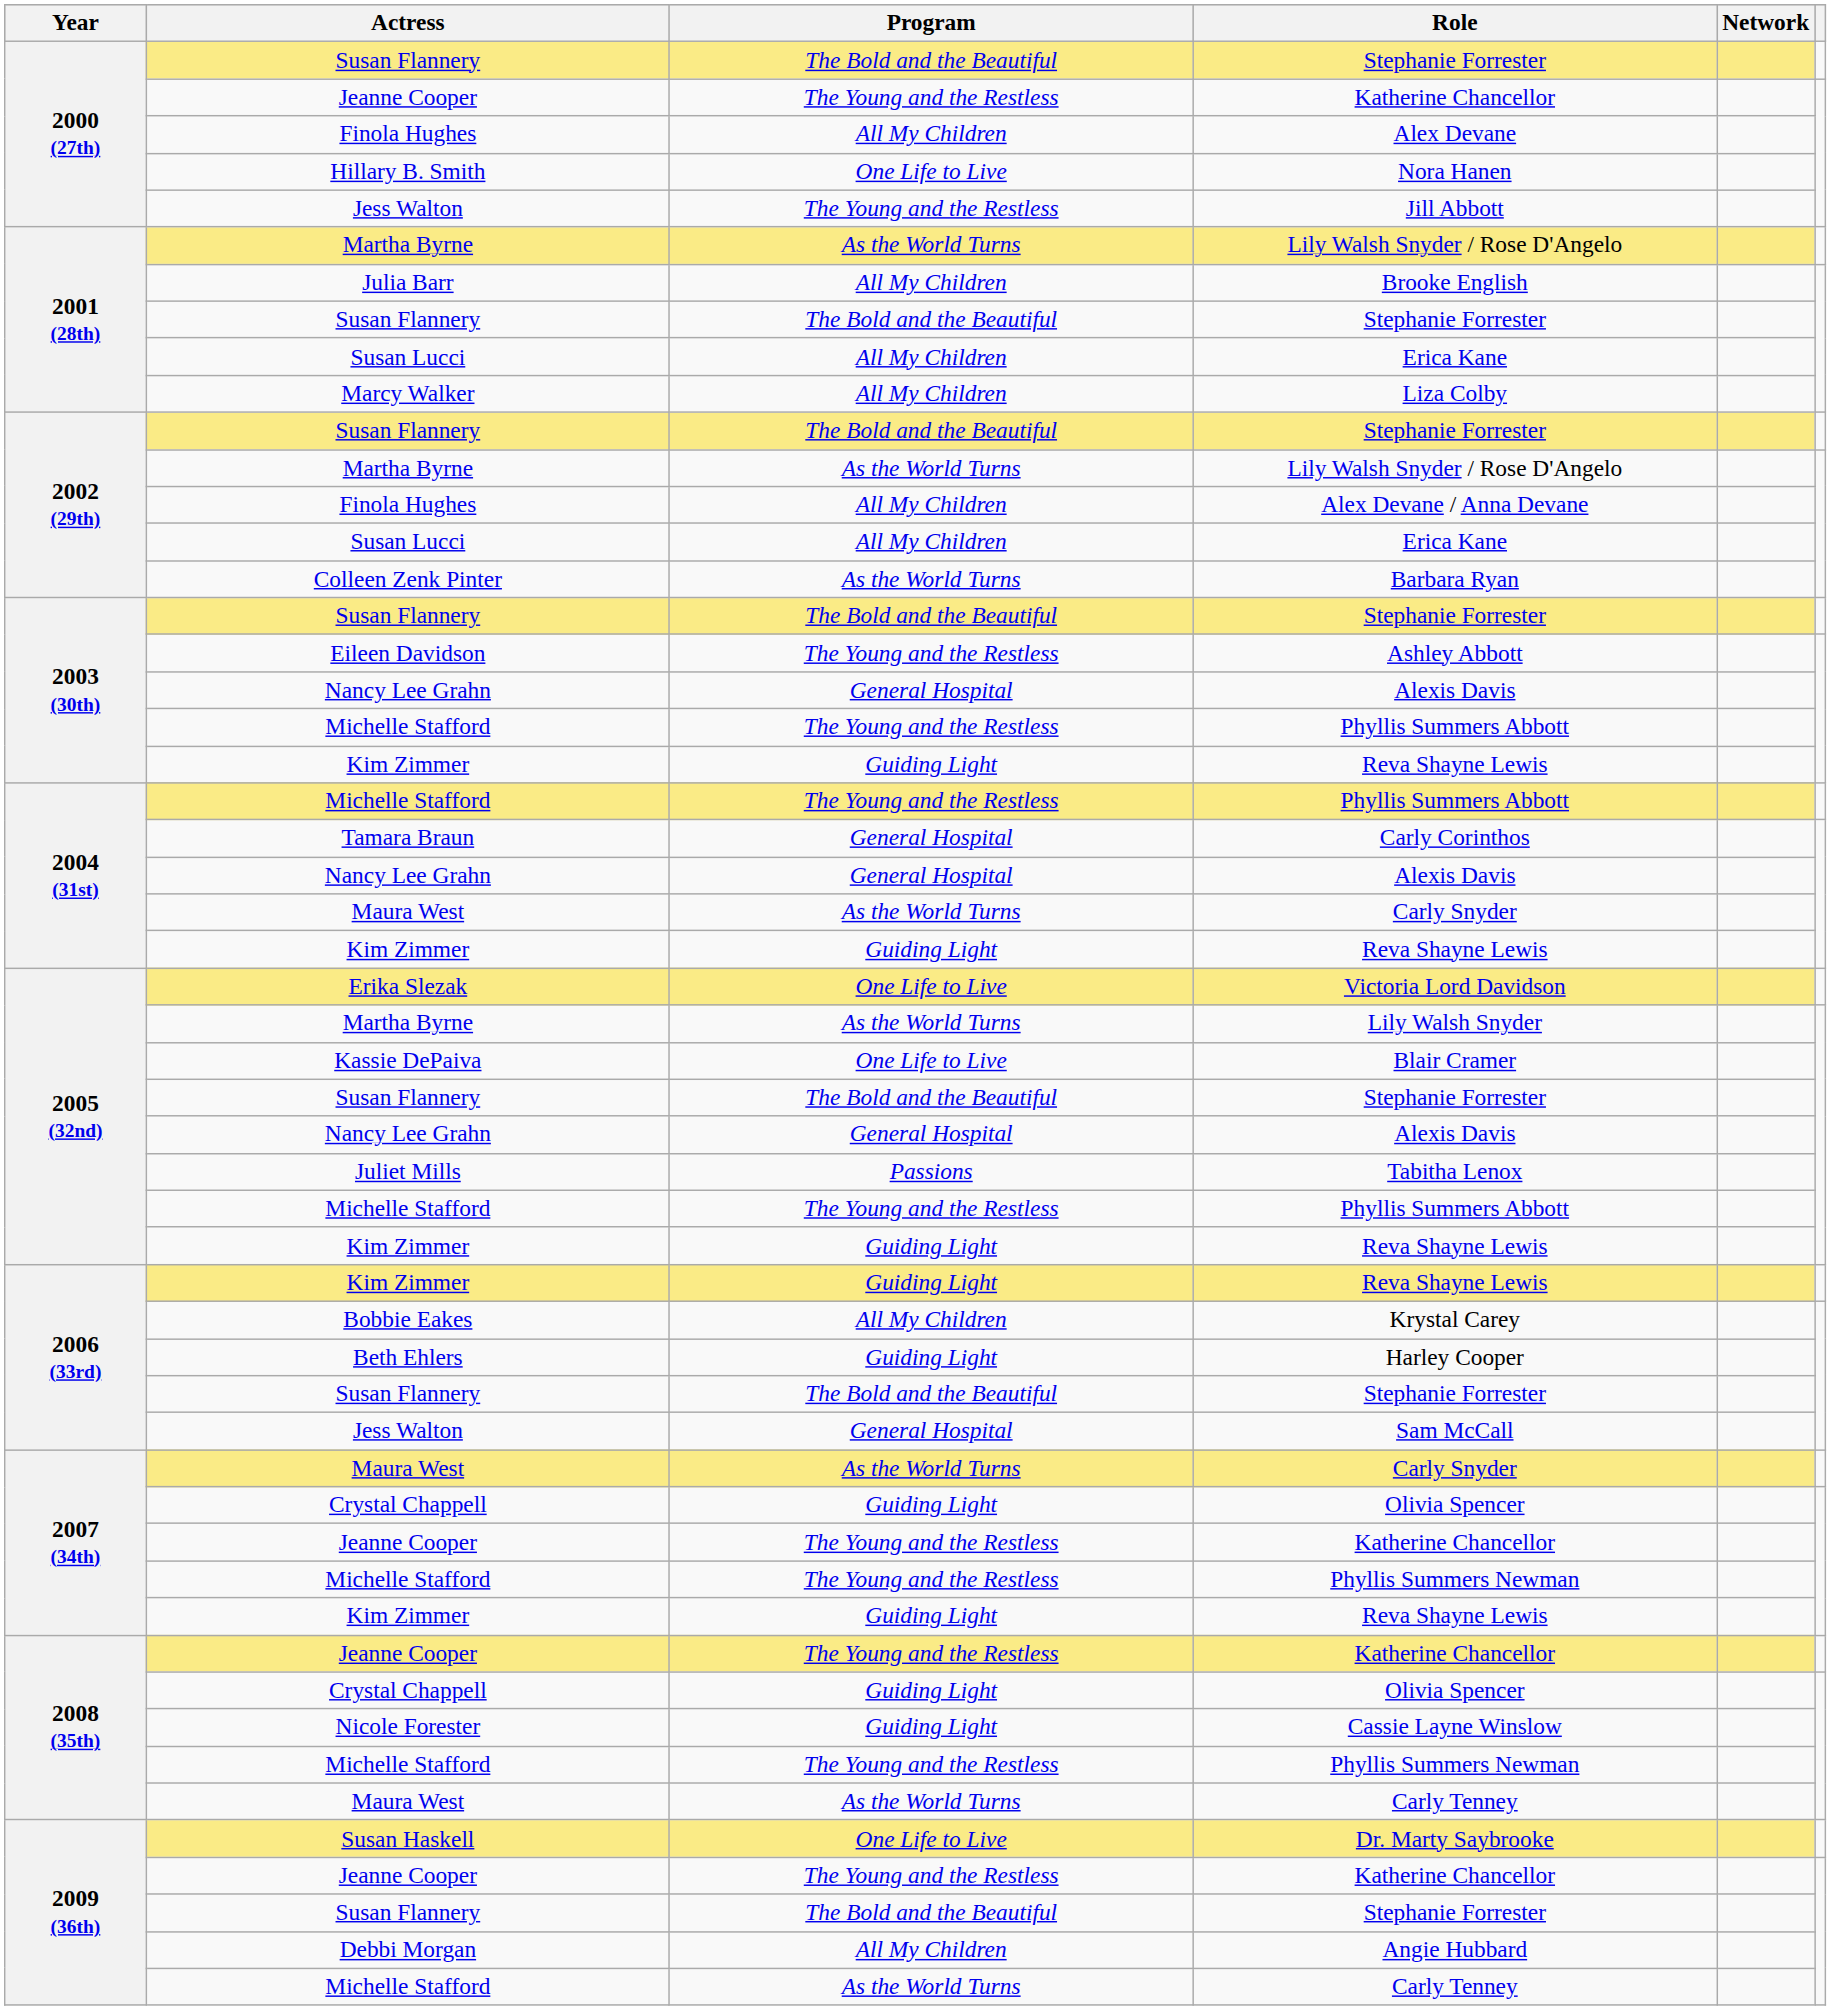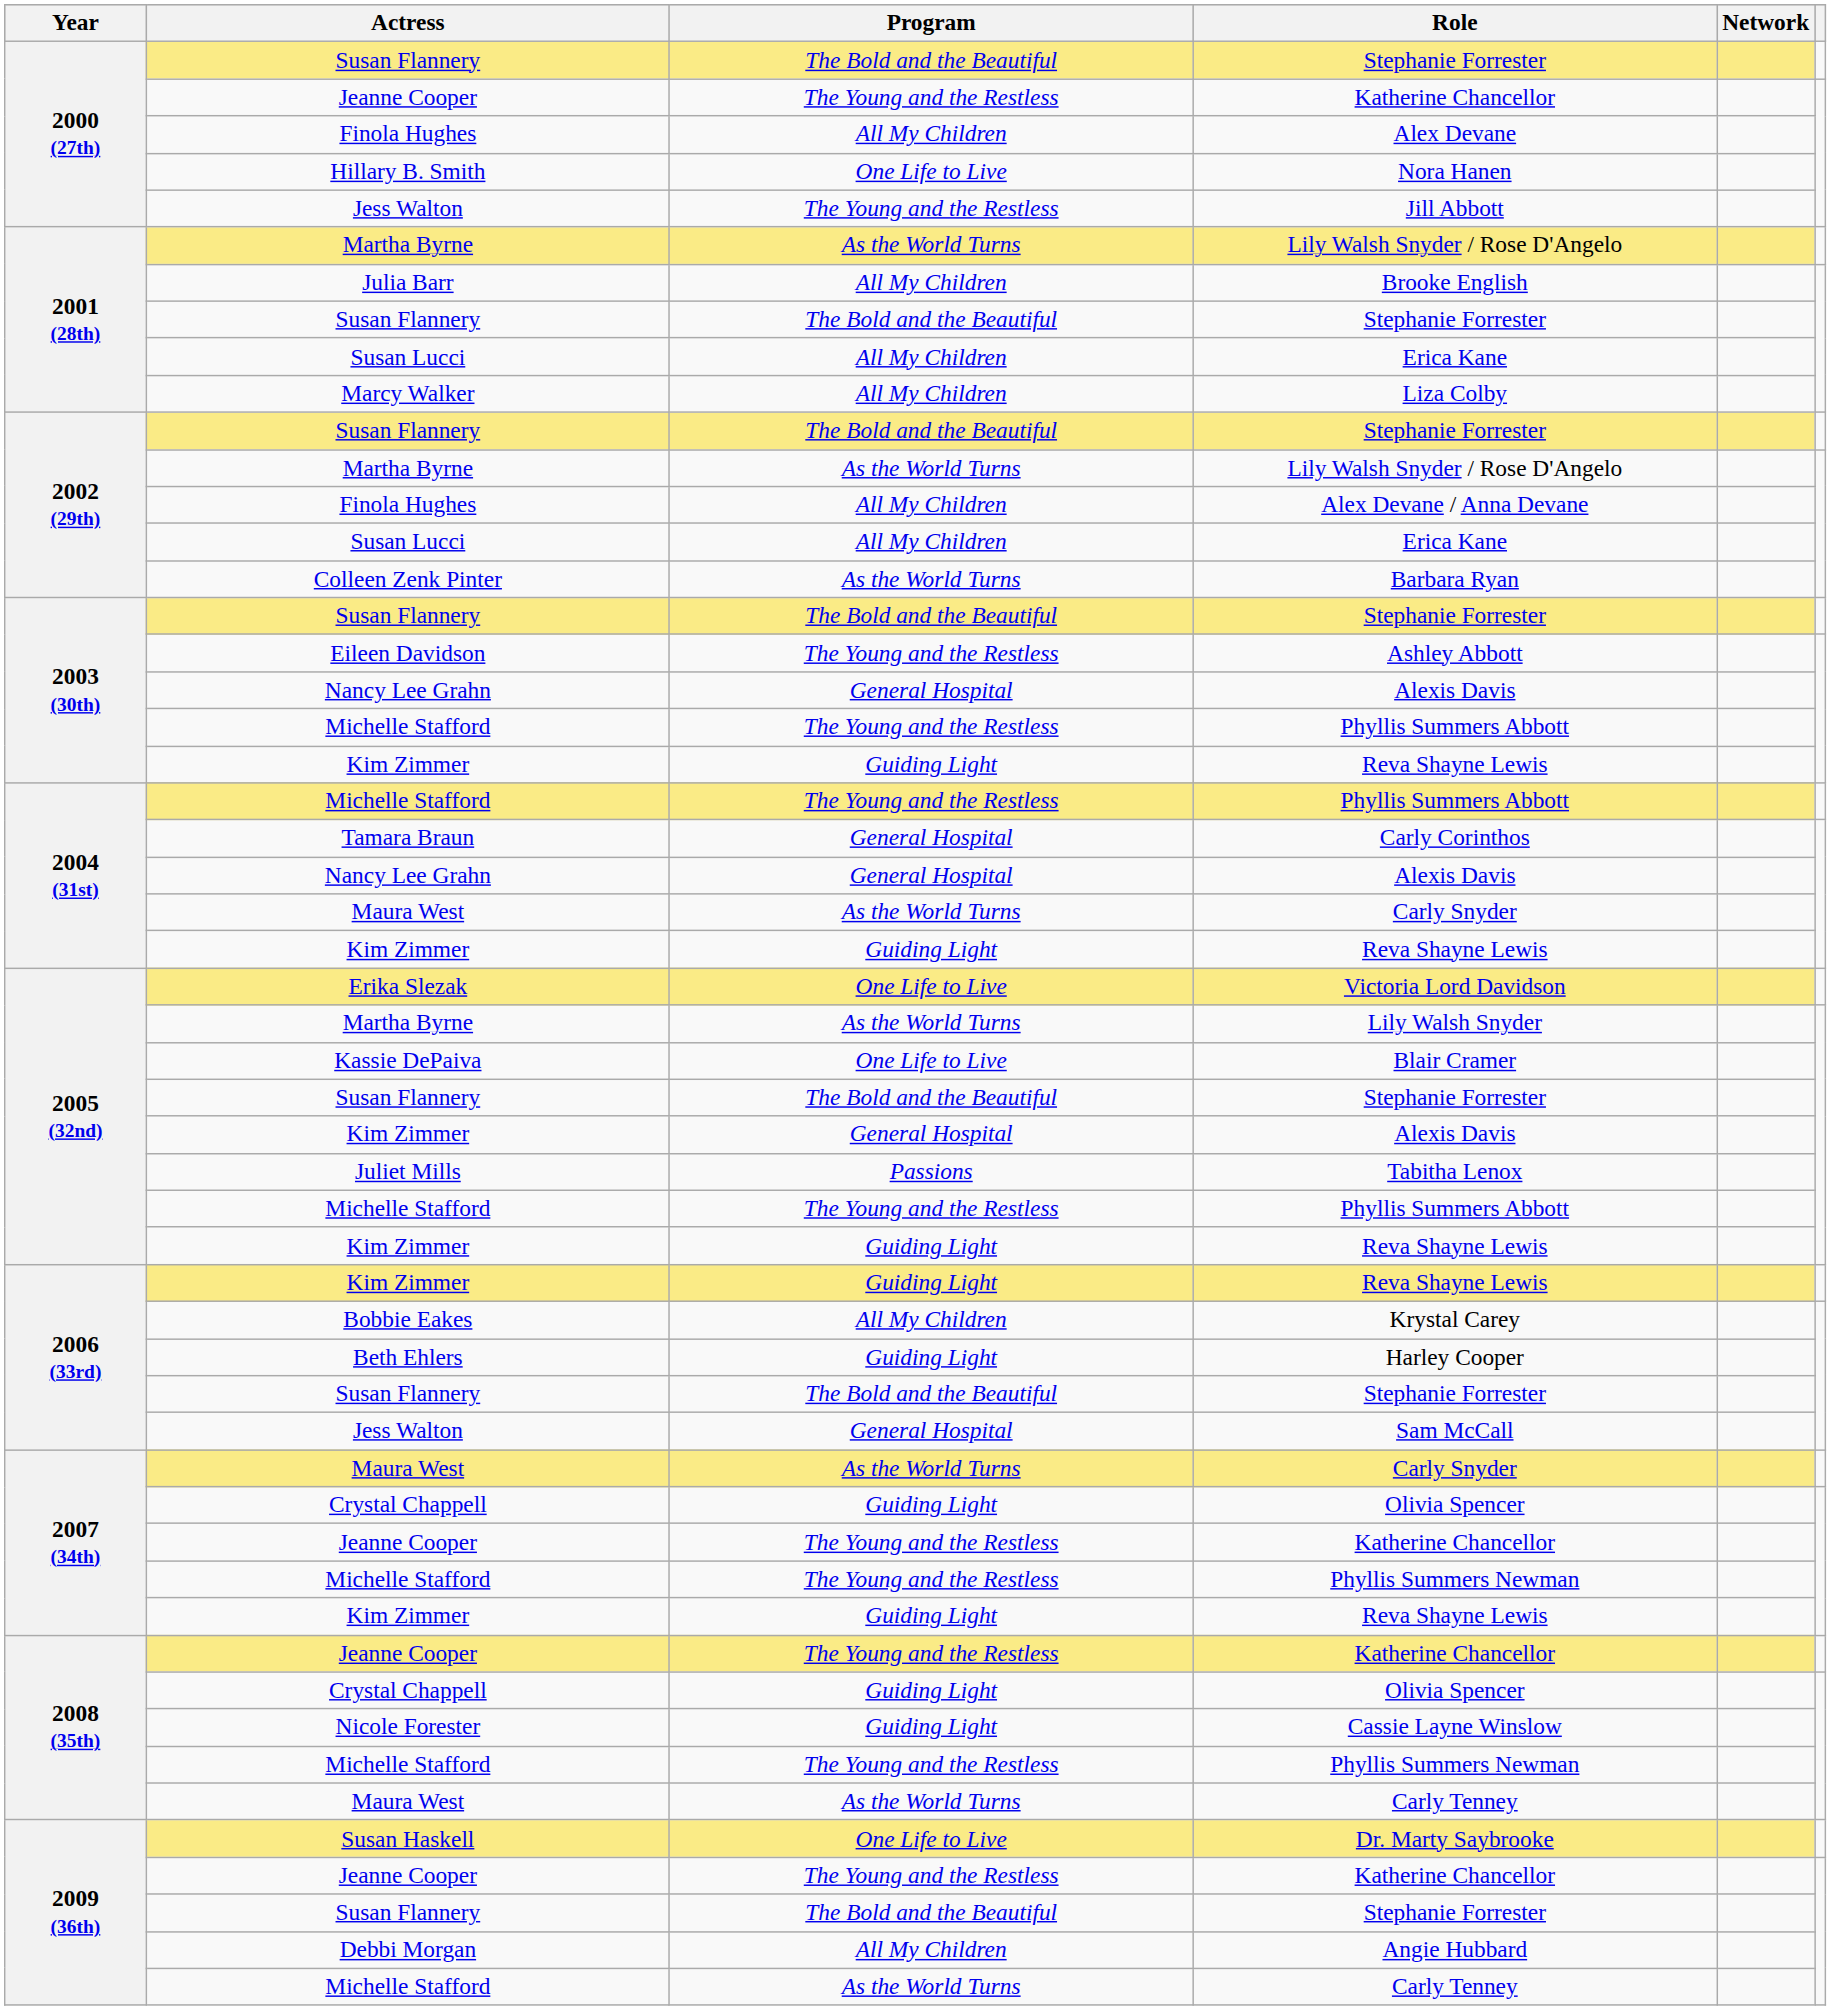(408, 1134) Nancy Lee Grahn -> (408, 1134) Kim Zimmer
